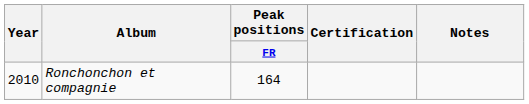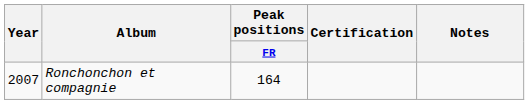(23, 81) 2010 -> (23, 81) 2007
